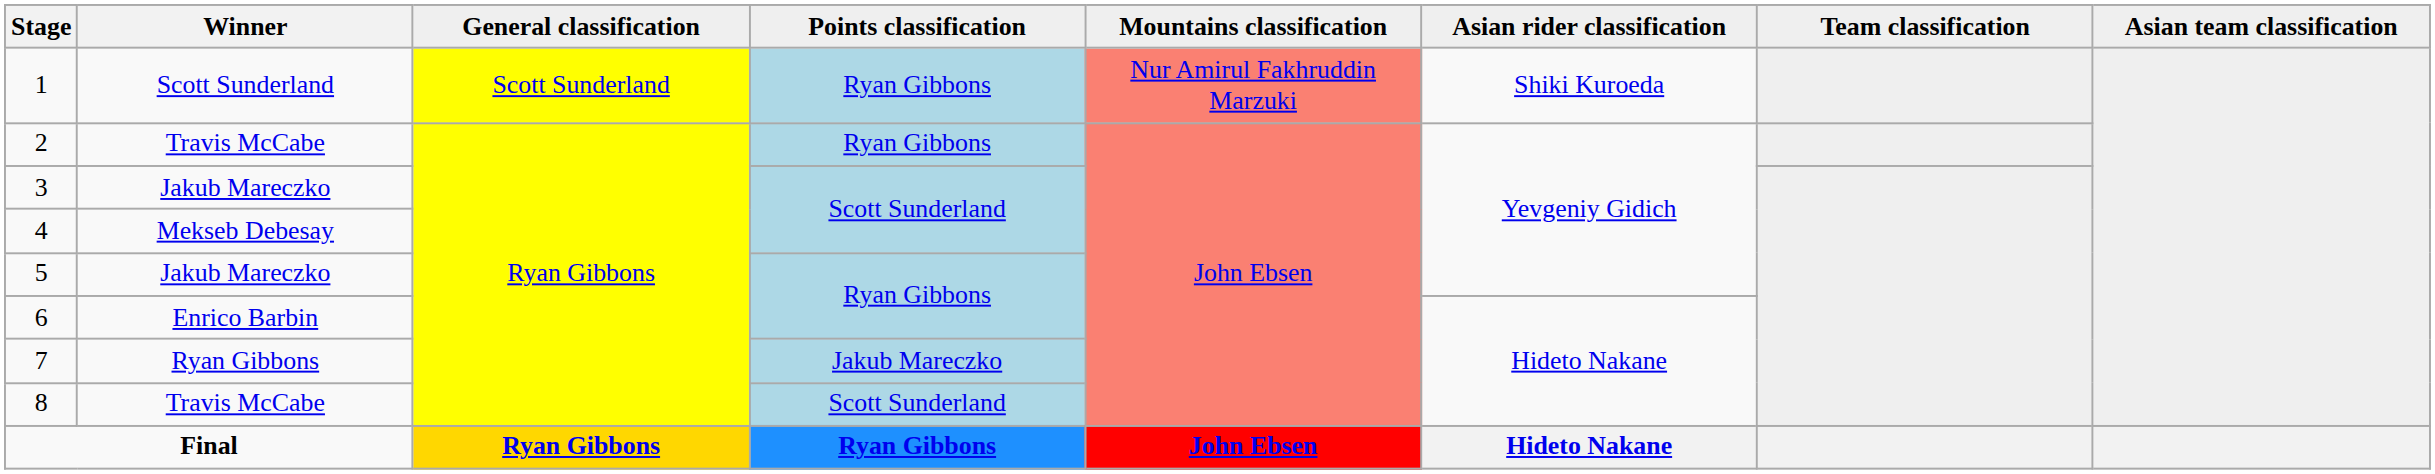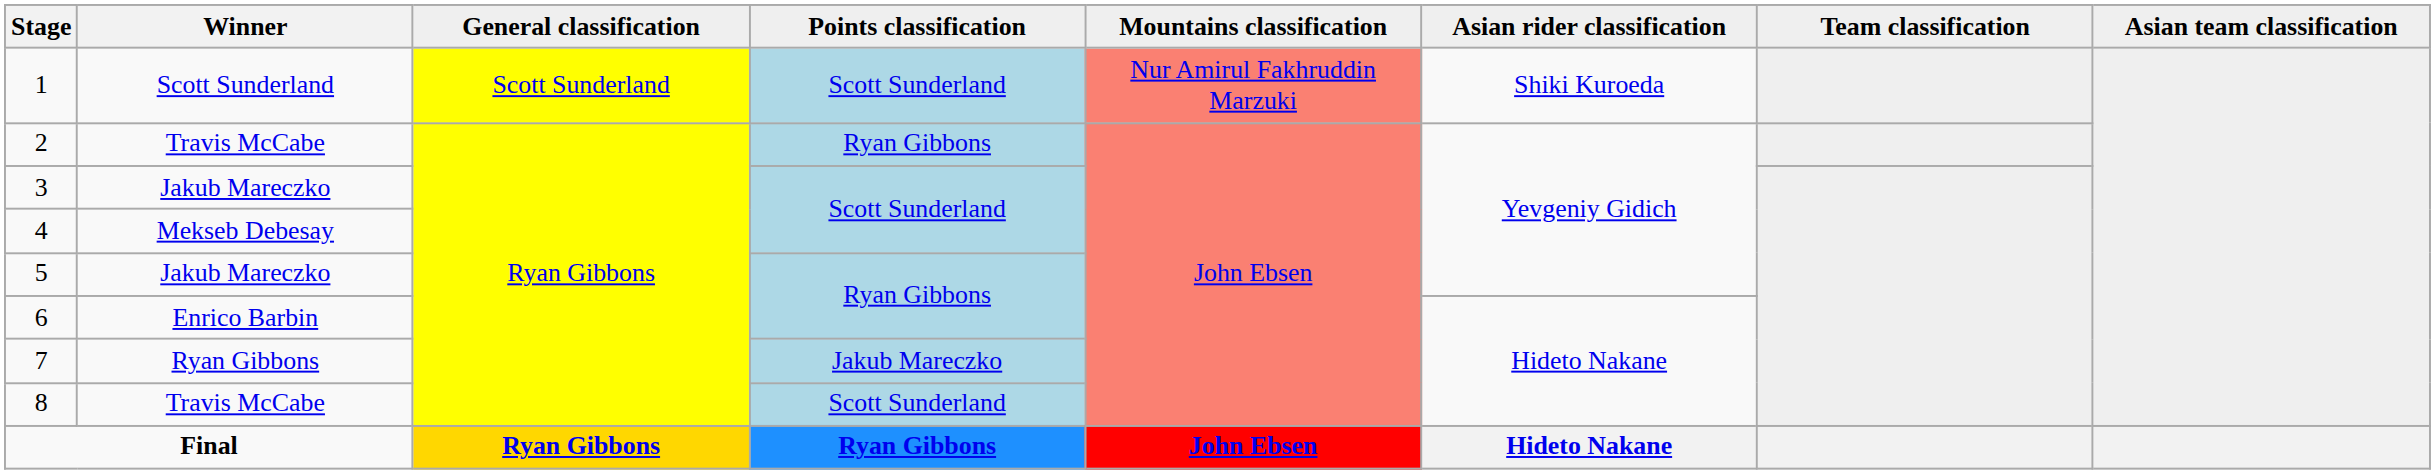(917, 85) Ryan Gibbons -> (917, 85) Scott Sunderland
